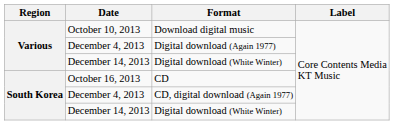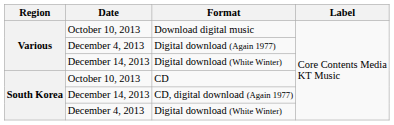(104, 78) October 16, 2013 -> (104, 78) October 10, 2013
(106, 95) December 4, 2013 -> (109, 95) December 14, 2013
(109, 111) December 14, 2013 -> (106, 111) December 4, 2013
